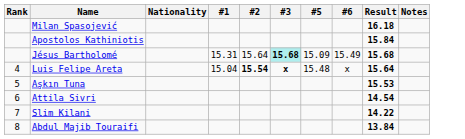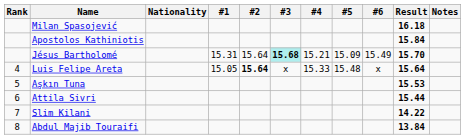+ column: (316, 12)
(381, 55) 15.68 -> (412, 55) 15.70
(224, 69) 15.04 -> (224, 69) 15.05
(255, 69) 15.54 -> (255, 69) 15.64
(286, 69) bold -> (286, 69) normal
(381, 98) 14.54 -> (412, 98) 15.44
